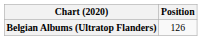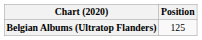(178, 27) 126 -> (178, 27) 125
